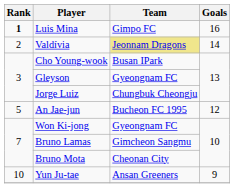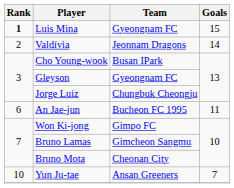(134, 28) Gimpo FC -> (145, 28) Gyeongnam FC
(215, 28) 16 -> (215, 28) 15
(149, 45) khaki background -> (149, 45) no background
(19, 110) 5 -> (19, 110) 6
(215, 110) 12 -> (215, 110) 11
(145, 126) Gyeongnam FC -> (134, 126) Gimpo FC
(215, 175) 9 -> (215, 175) 7
